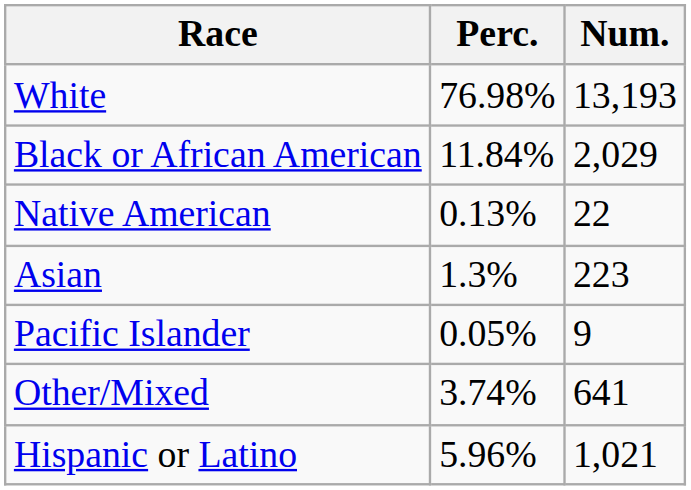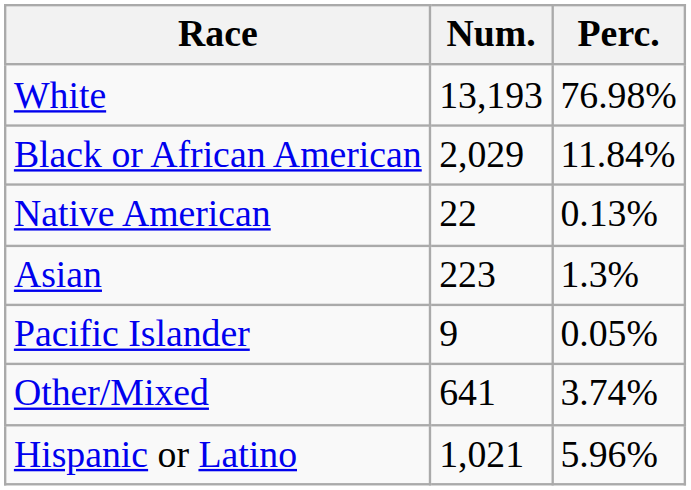columns swapped: (625, 34) <-> (497, 34)
